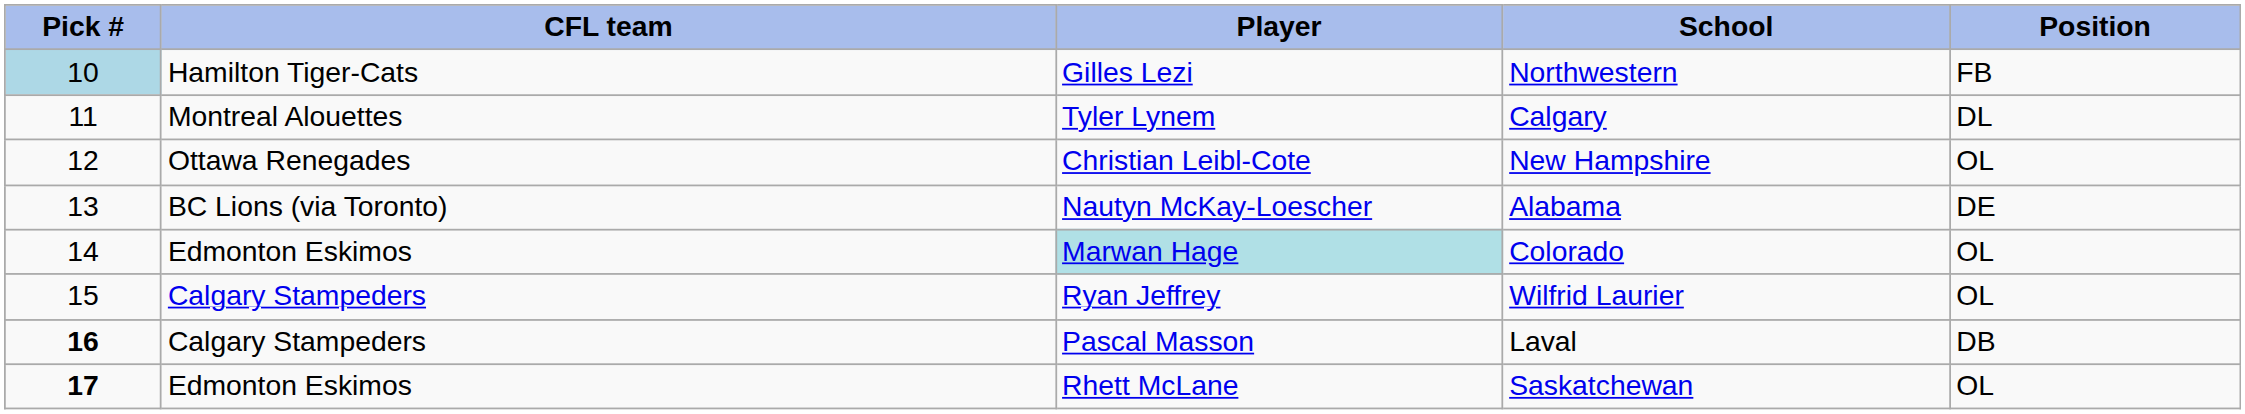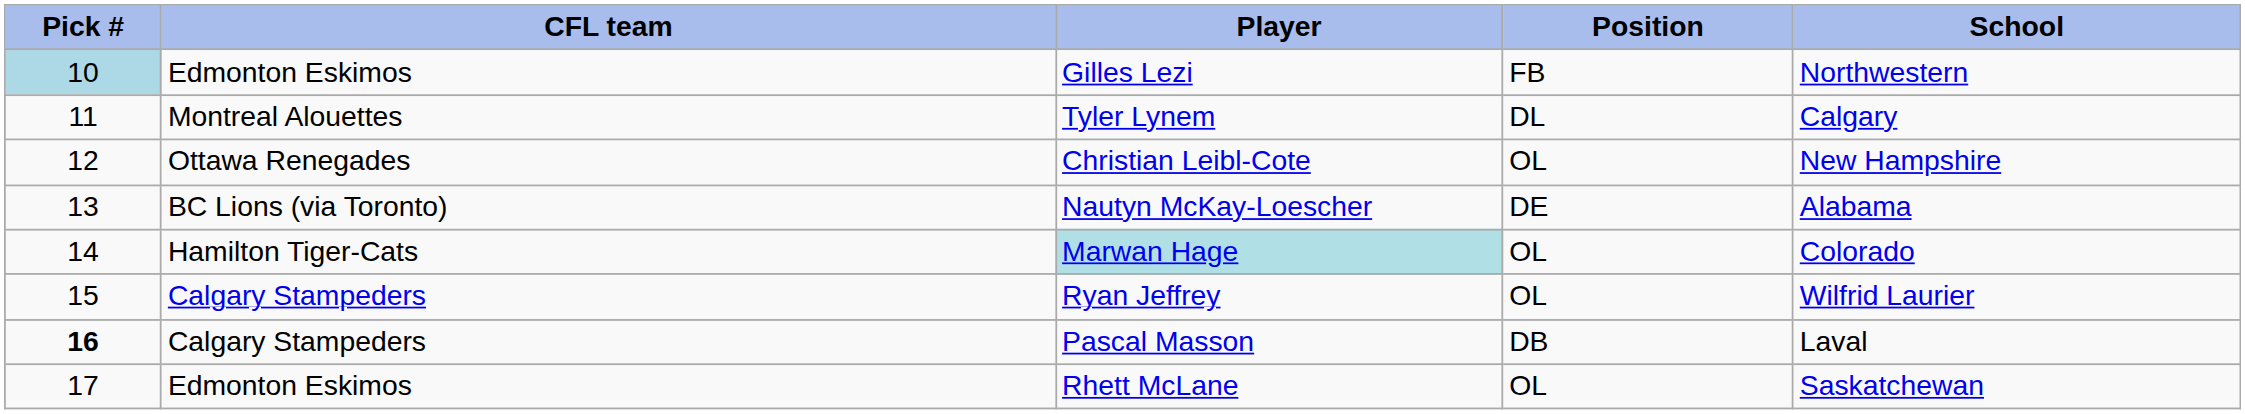columns swapped: (2095, 26) <-> (1726, 26)
(293, 71) Hamilton Tiger-Cats -> (290, 71) Edmonton Eskimos
(290, 251) Edmonton Eskimos -> (293, 251) Hamilton Tiger-Cats
(83, 386) bold -> (83, 386) normal
